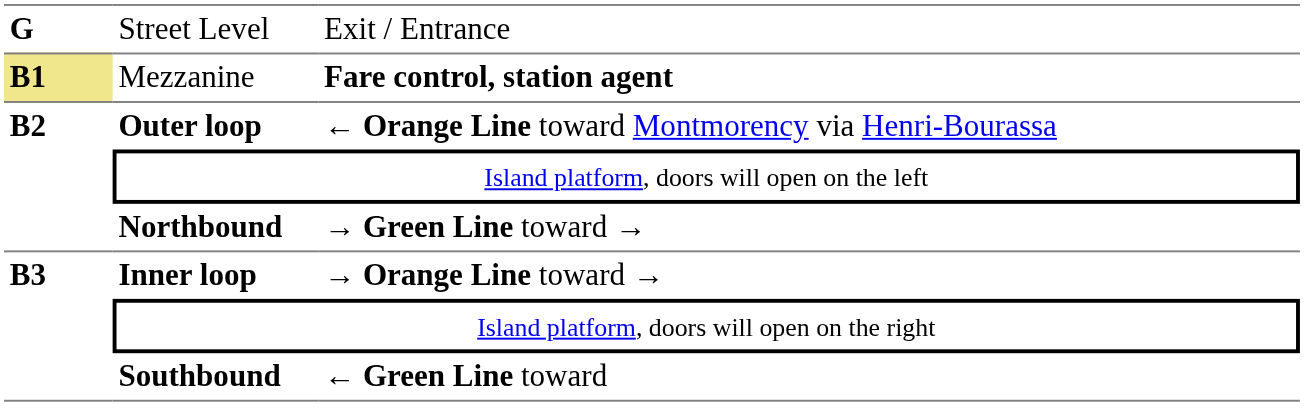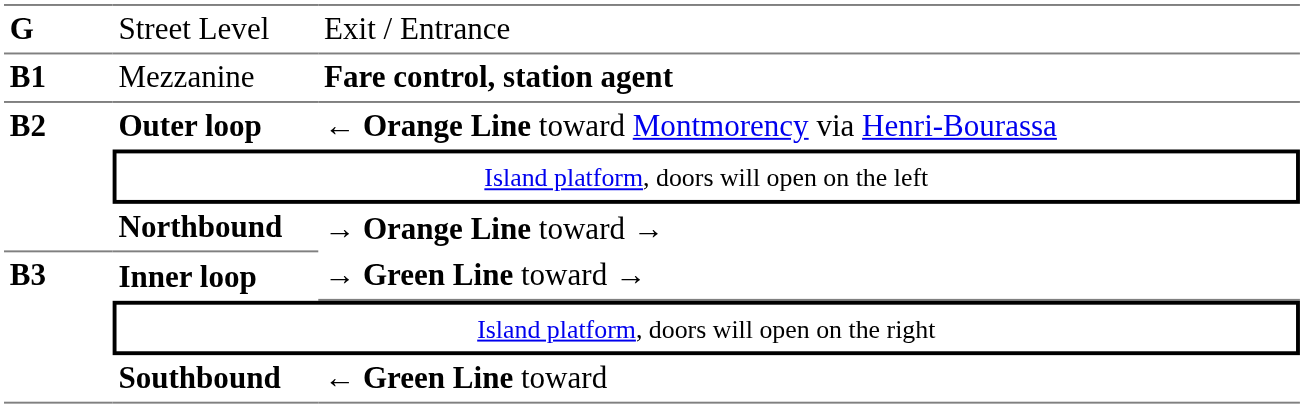(28, 77) khaki background -> (28, 77) no background
(485, 226) → Green Line toward → -> (494, 227) → Orange Line toward →
(494, 275) → Orange Line toward → -> (485, 275) → Green Line toward →
